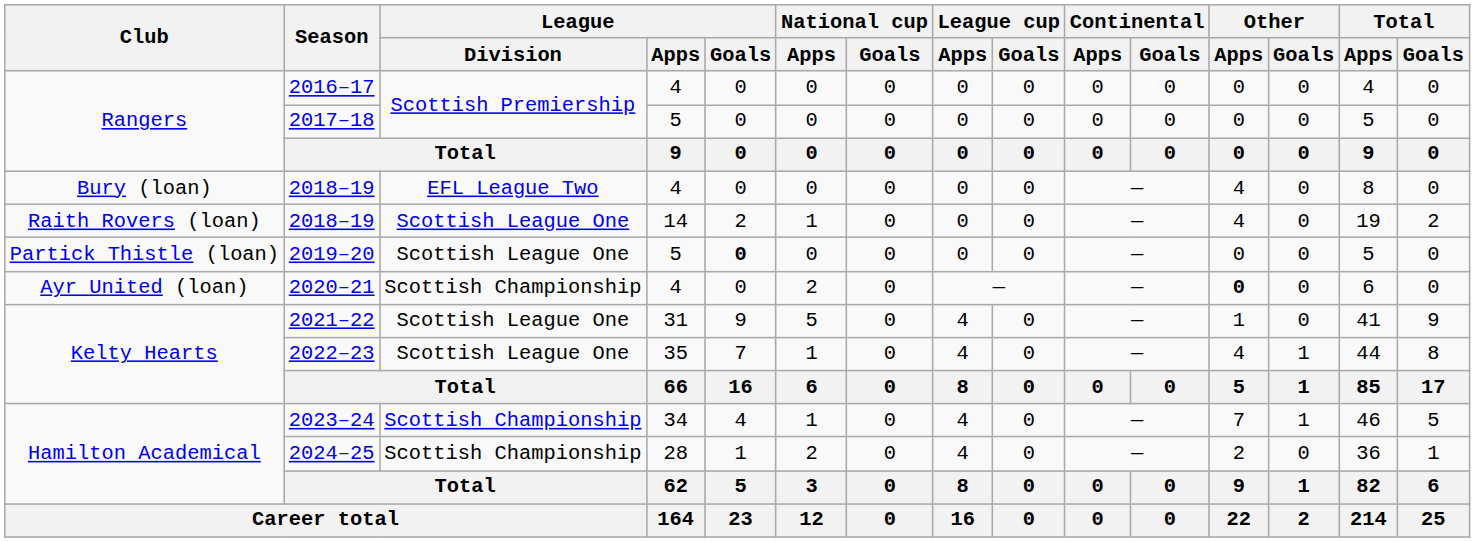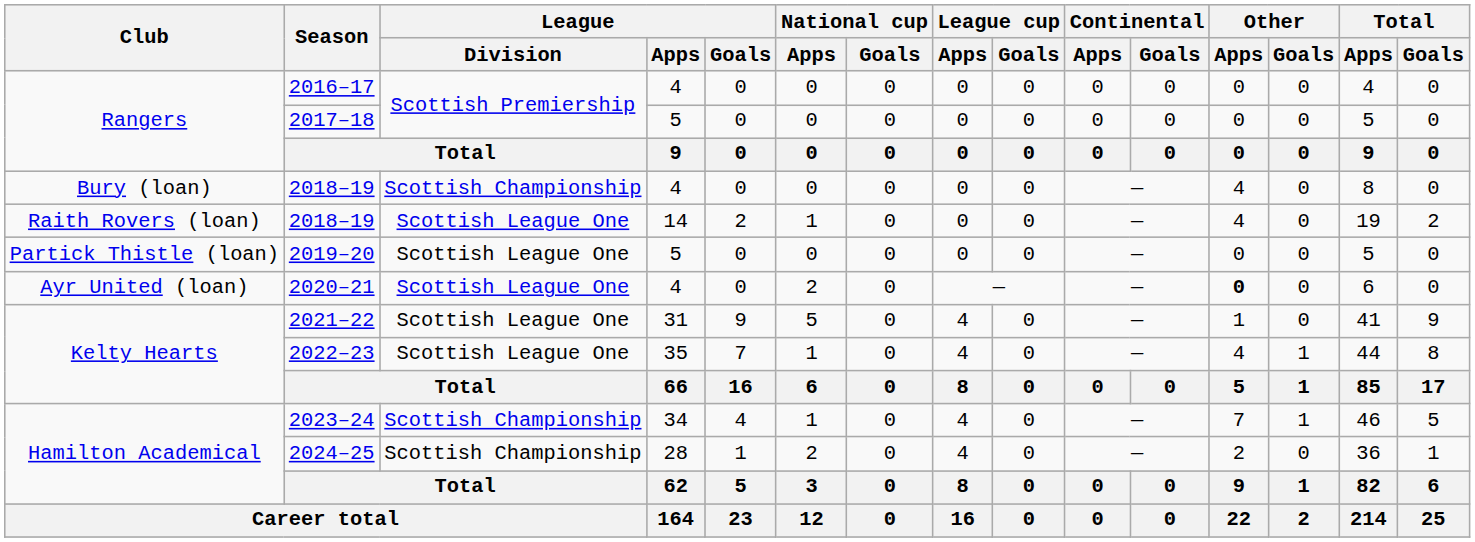(513, 188) EFL League Two -> (513, 188) Scottish Championship
(741, 254) bold -> (741, 254) normal
(513, 288) Scottish Championship -> (513, 288) Scottish League One
